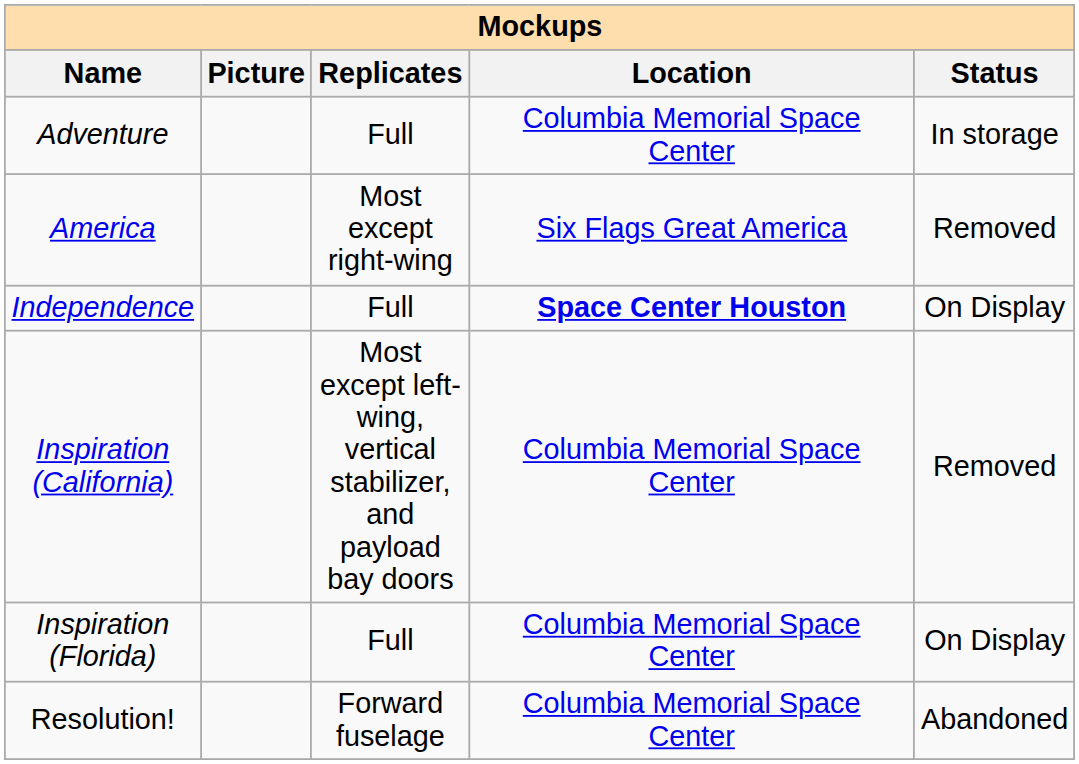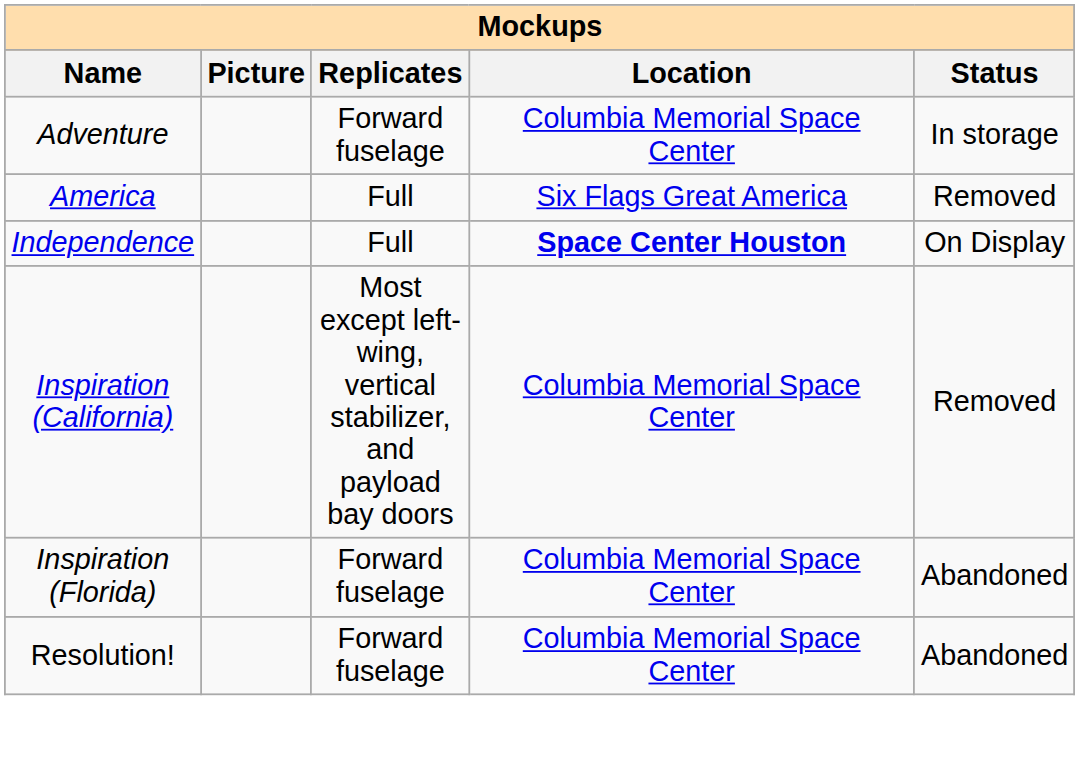(390, 134) Full -> (390, 134) Forward fuselage
(390, 229) Most except right-wing -> (390, 196) Full
(390, 641) Full -> (390, 576) Forward fuselage
(995, 641) On Display -> (995, 576) Abandoned
